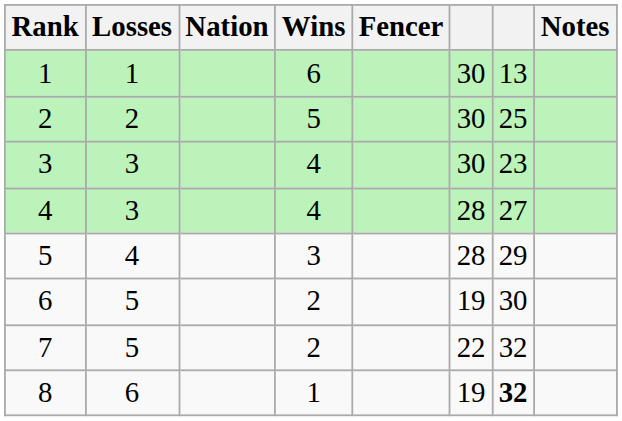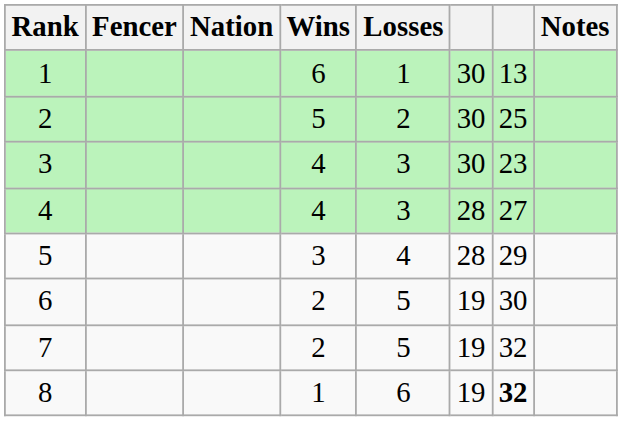columns swapped: (401, 27) <-> (132, 27)
(471, 347) 22 -> (471, 347) 19
